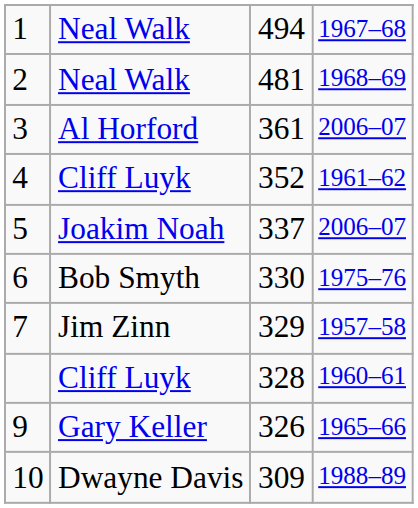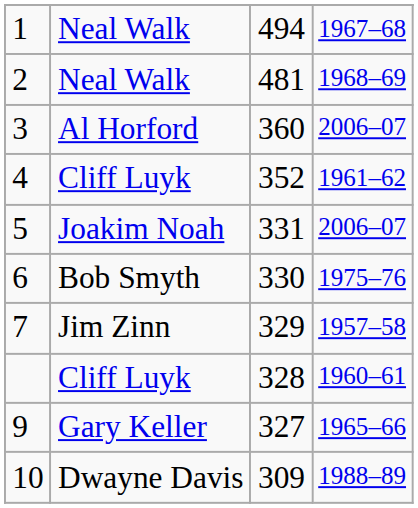(281, 128) 361 -> (281, 128) 360
(281, 228) 337 -> (281, 228) 331
(281, 427) 326 -> (281, 427) 327
